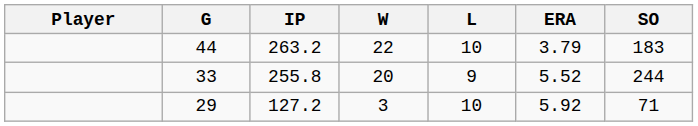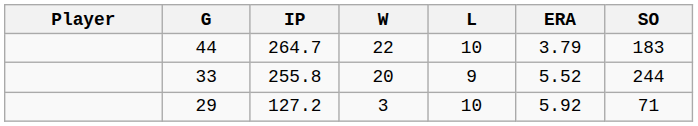(295, 48) 263.2 -> (295, 48) 264.7
